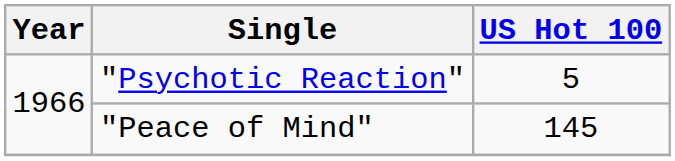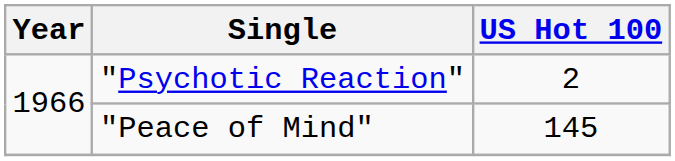(571, 80) 5 -> (571, 80) 2
